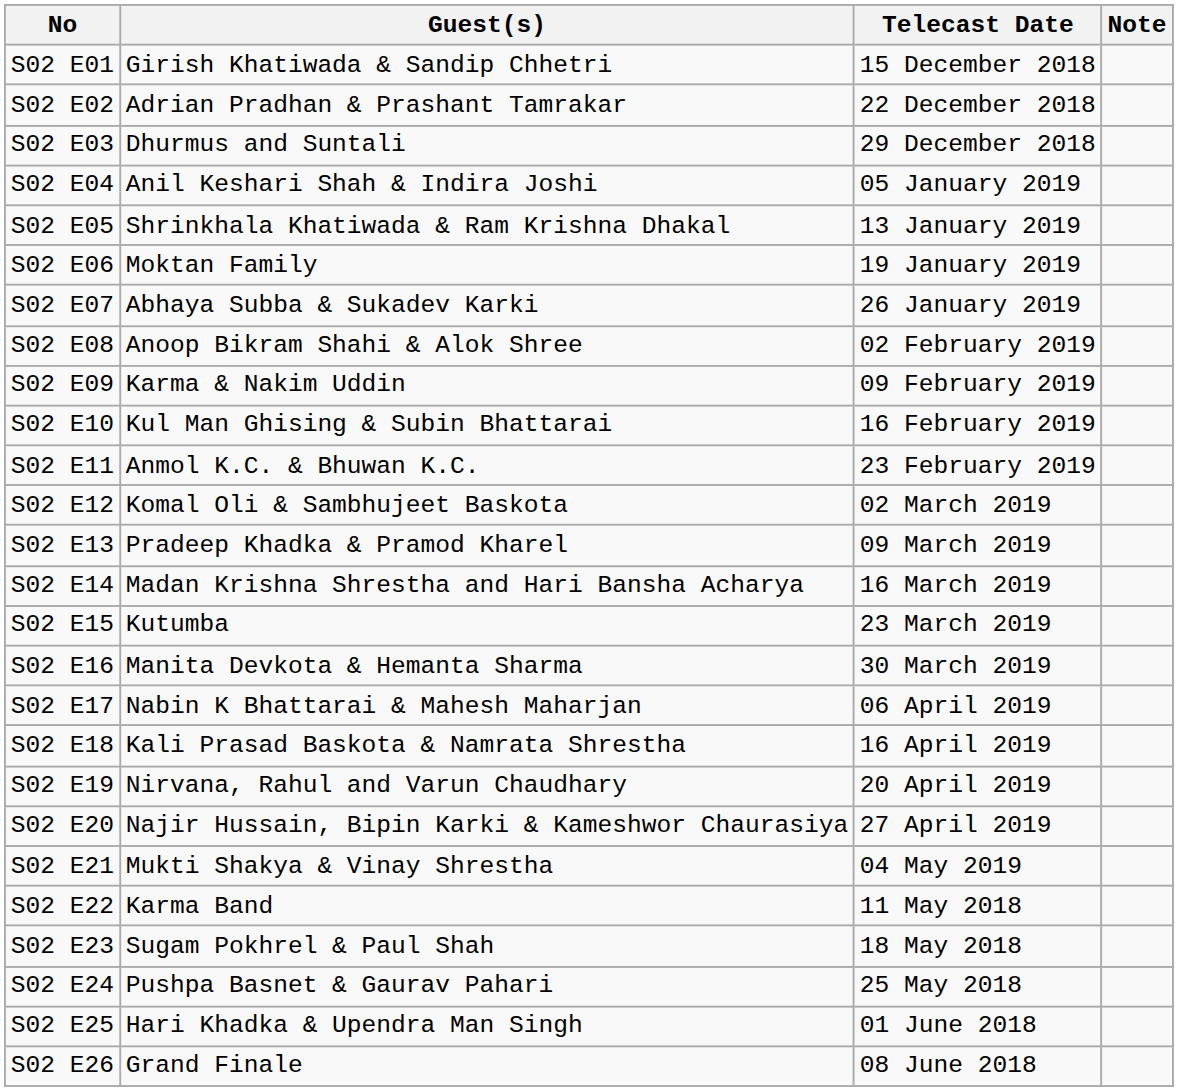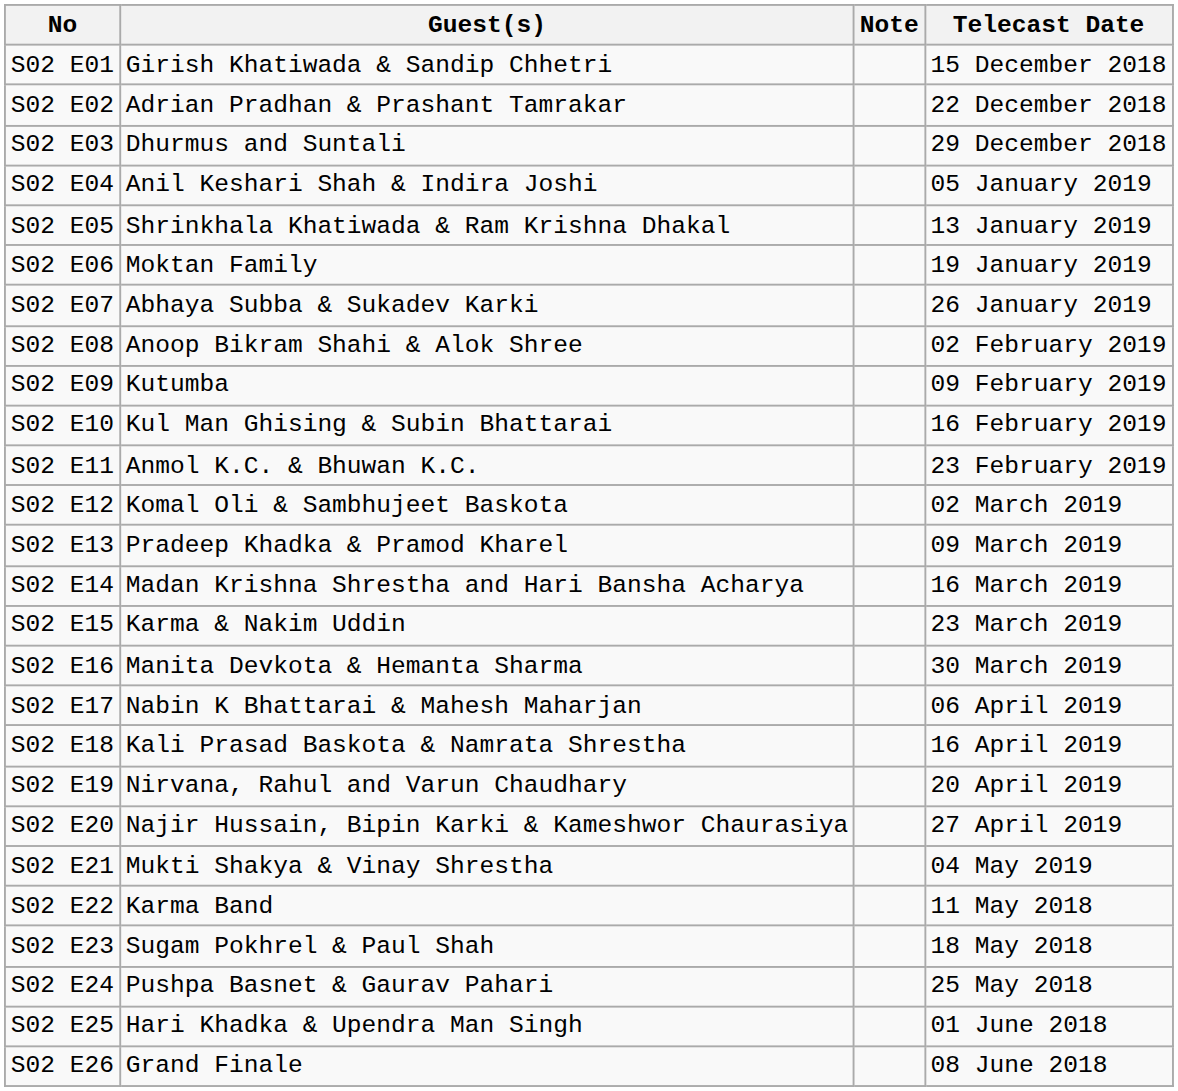columns swapped: (978, 25) <-> (1137, 25)
(266, 385) Karma & Nakim Uddin -> (177, 385) Kutumba
(177, 626) Kutumba -> (266, 626) Karma & Nakim Uddin
